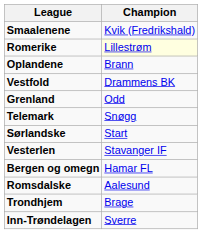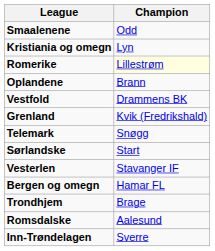(150, 30) Kvik (Fredrikshald) -> (127, 30) Odd
+ row: (59, 47)
(115, 99) Odd -> (162, 116) Kvik (Fredrikshald)
rows swapped: (39, 185) <-> (35, 202)
